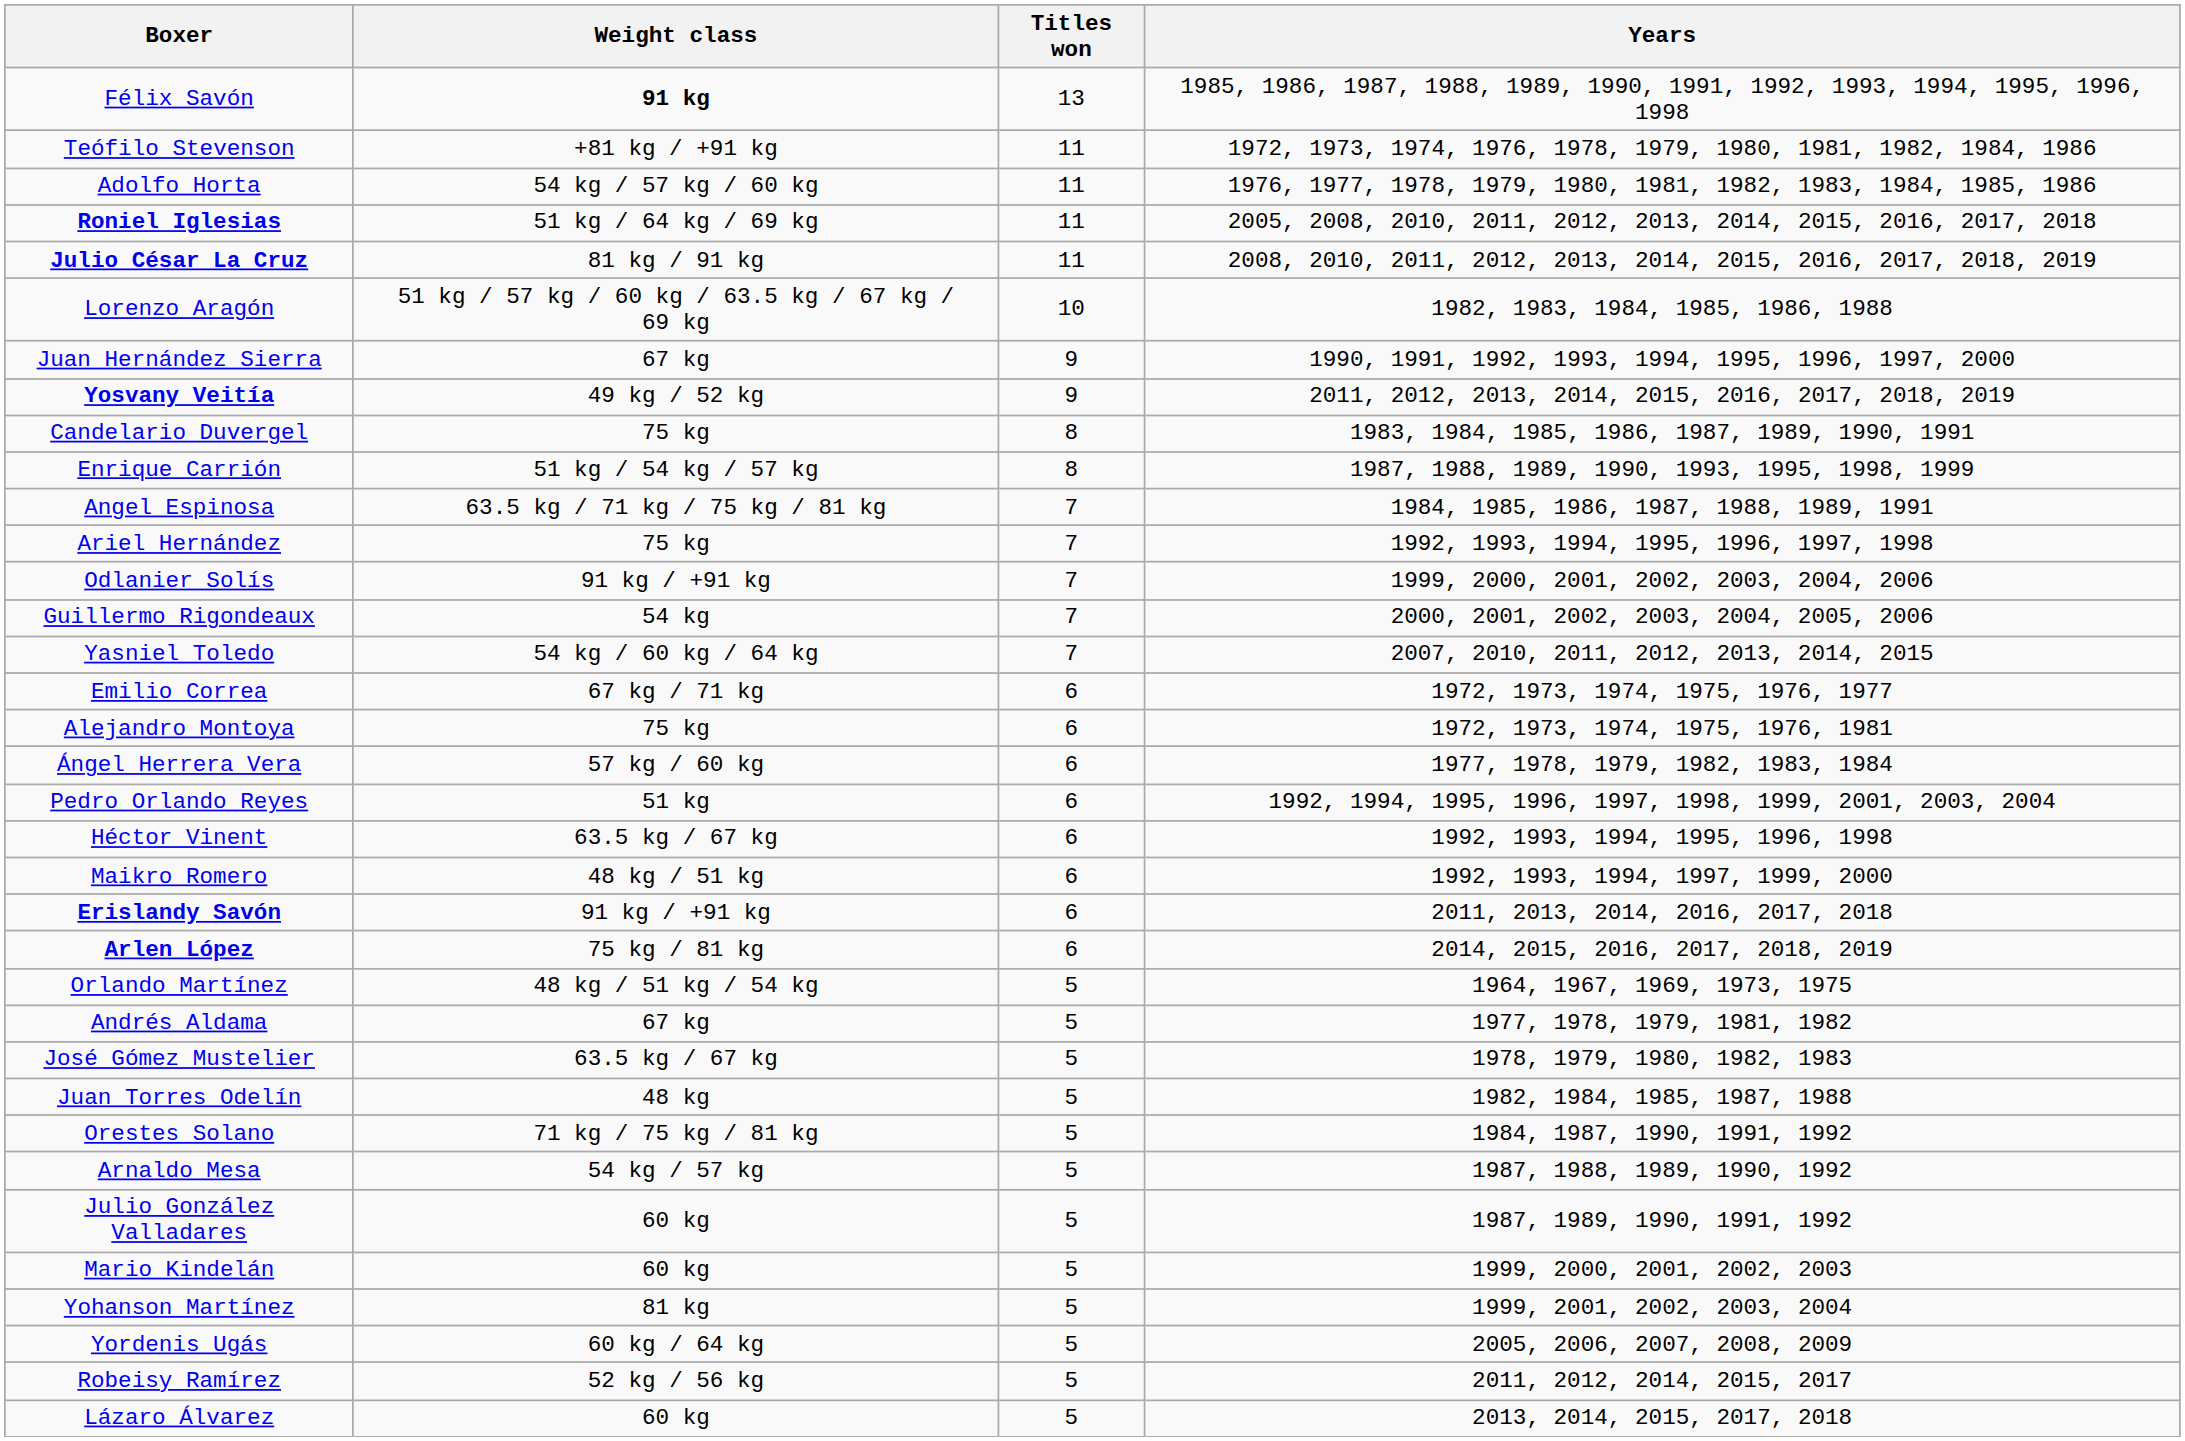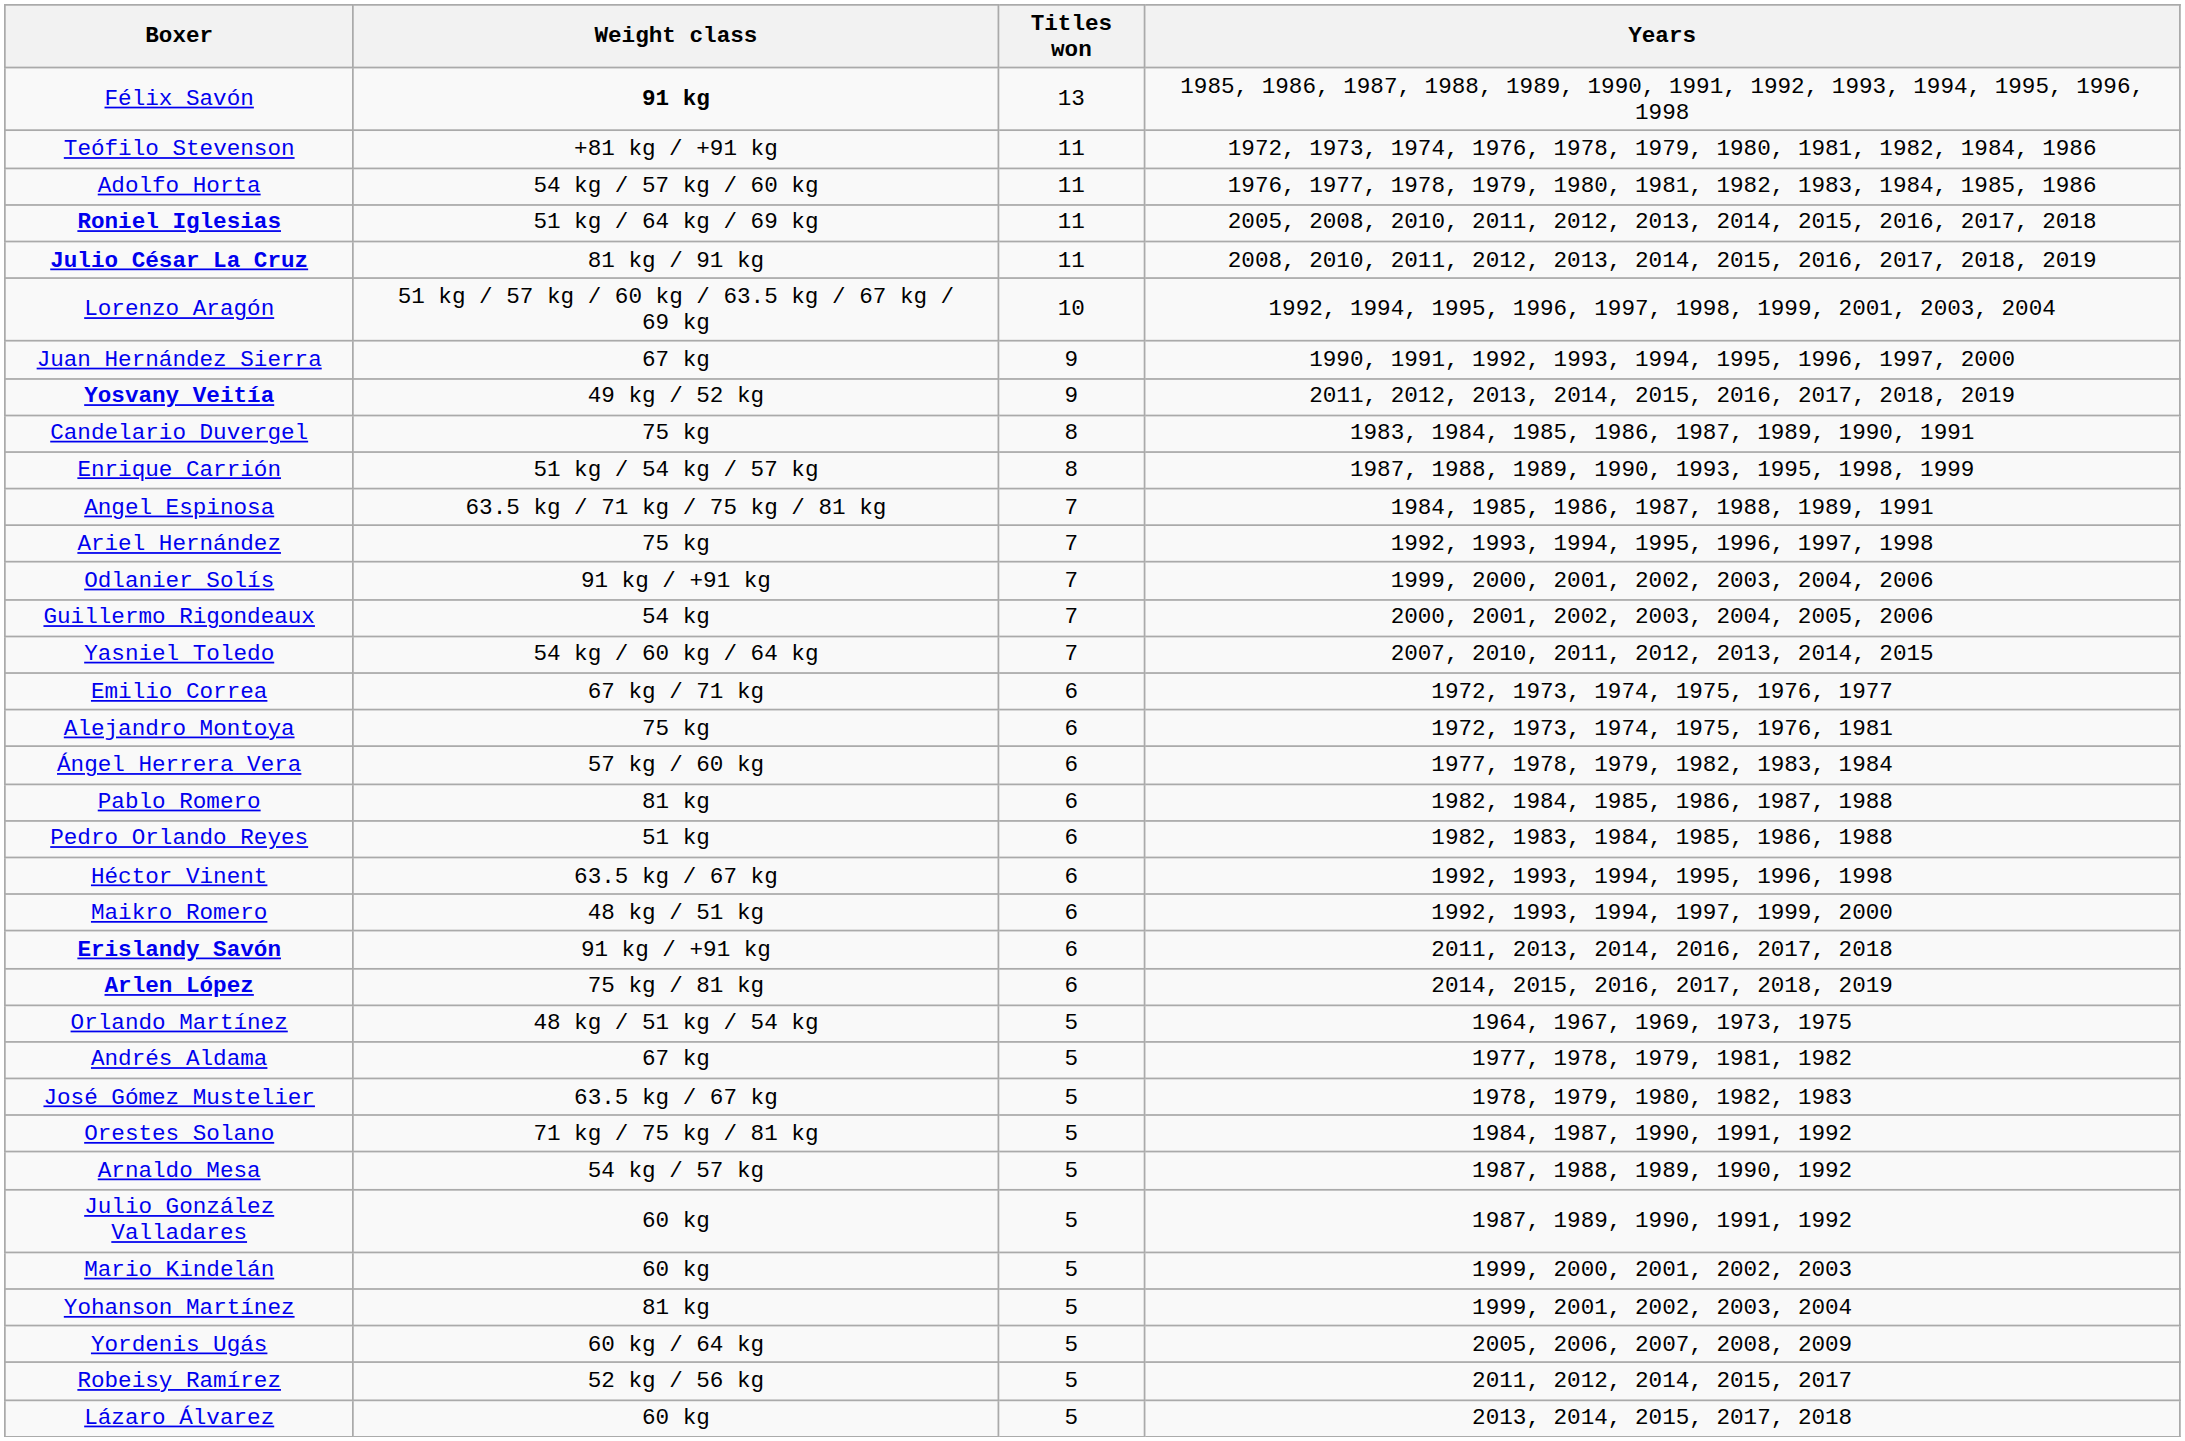(1662, 310) 1982, 1983, 1984, 1985, 1986, 1988 -> (1662, 310) 1992, 1994, 1995, 1996, 1997, 1998, 1999, 2001, 2003, 2004
+ row: (179, 802)
(1662, 802) 1992, 1994, 1995, 1996, 1997, 1998, 1999, 2001, 2003, 2004 -> (1662, 839) 1982, 1983, 1984, 1985, 1986, 1988
- row: (179, 1097)
